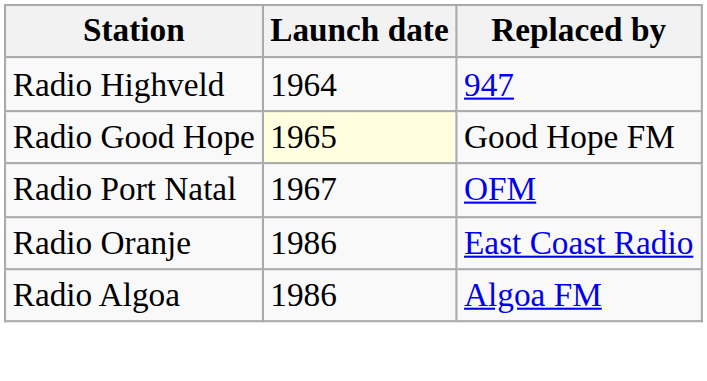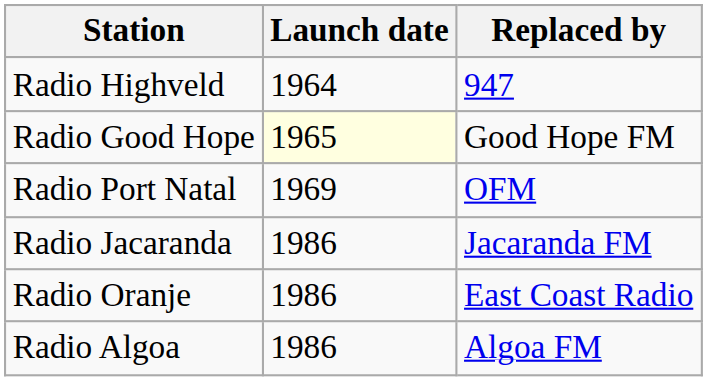(304, 189) 1967 -> (304, 189) 1969
+ row: (122, 242)
